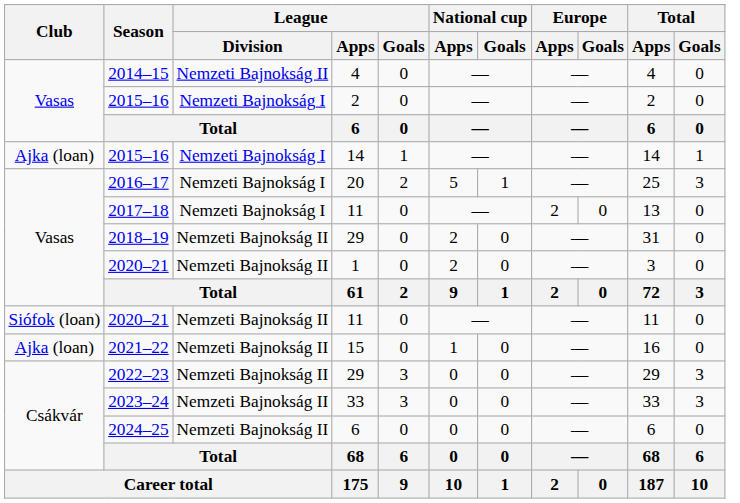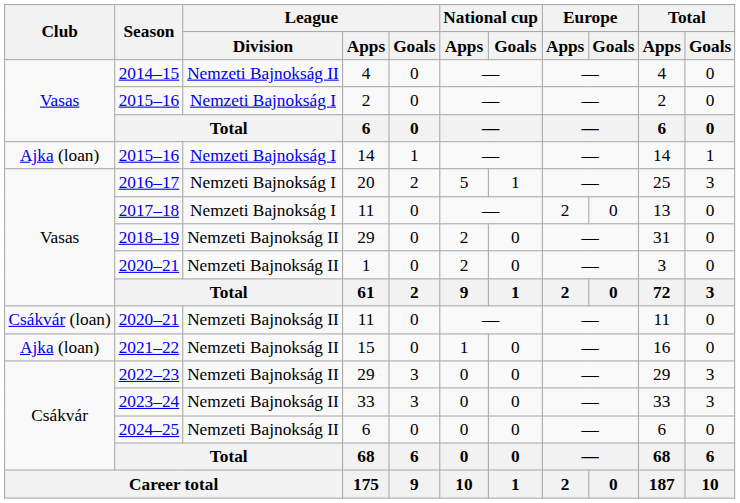(54, 319) Siófok (loan) -> (60, 319) Csákvár (loan)
